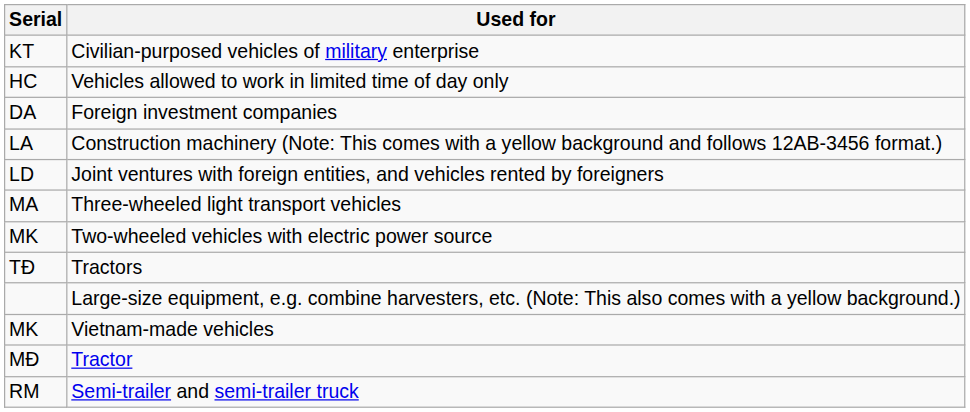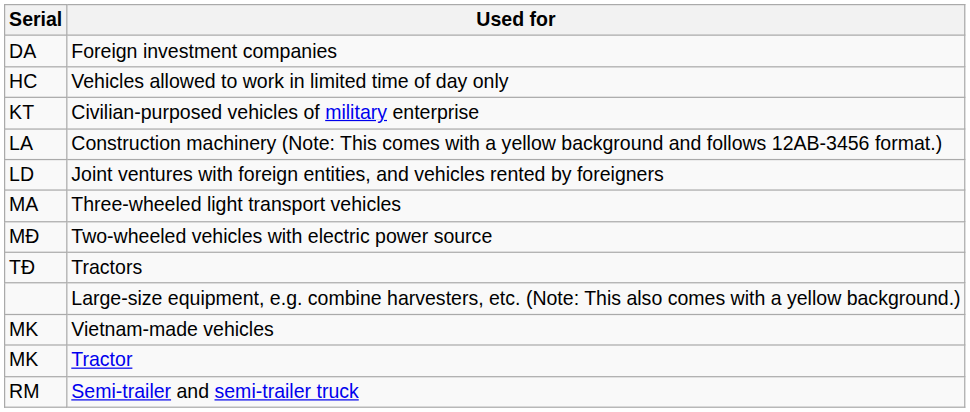rows swapped: (204, 112) <-> (275, 50)
(24, 236) MK -> (24, 236) MĐ
(24, 360) MĐ -> (24, 360) MK
